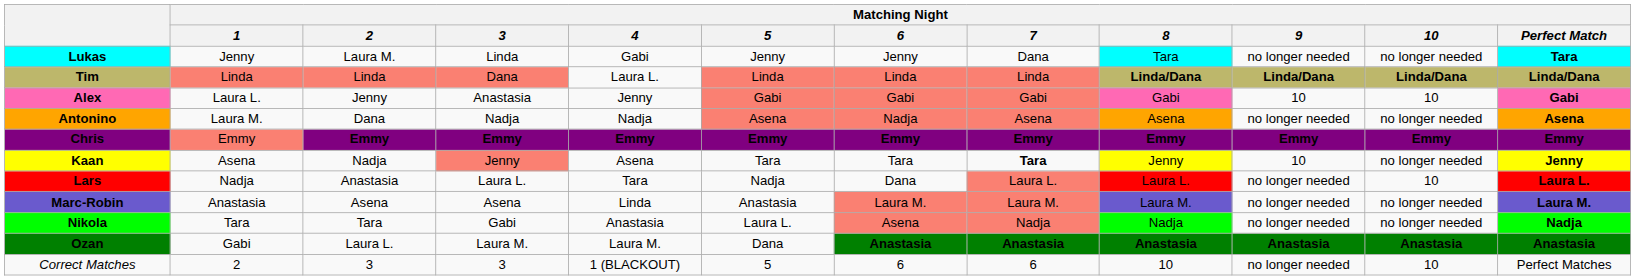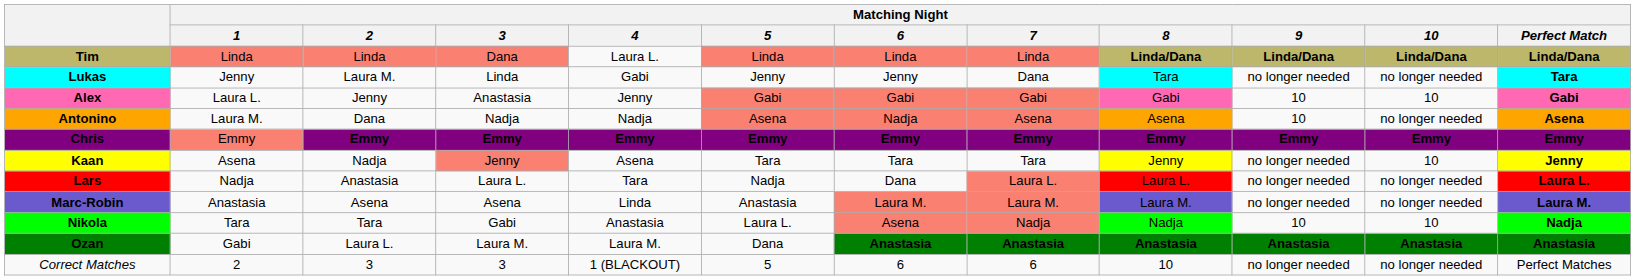rows swapped: (87, 77) <-> (87, 56)
(1299, 118) no longer needed -> (1299, 118) 10
(1033, 160) bold -> (1033, 160) normal
(1299, 160) 10 -> (1299, 160) no longer needed
(1431, 160) no longer needed -> (1431, 160) 10
(1431, 181) 10 -> (1431, 181) no longer needed
(1299, 222) no longer needed -> (1299, 222) 10
(1431, 222) no longer needed -> (1431, 222) 10
(1431, 264) 10 -> (1431, 264) no longer needed
